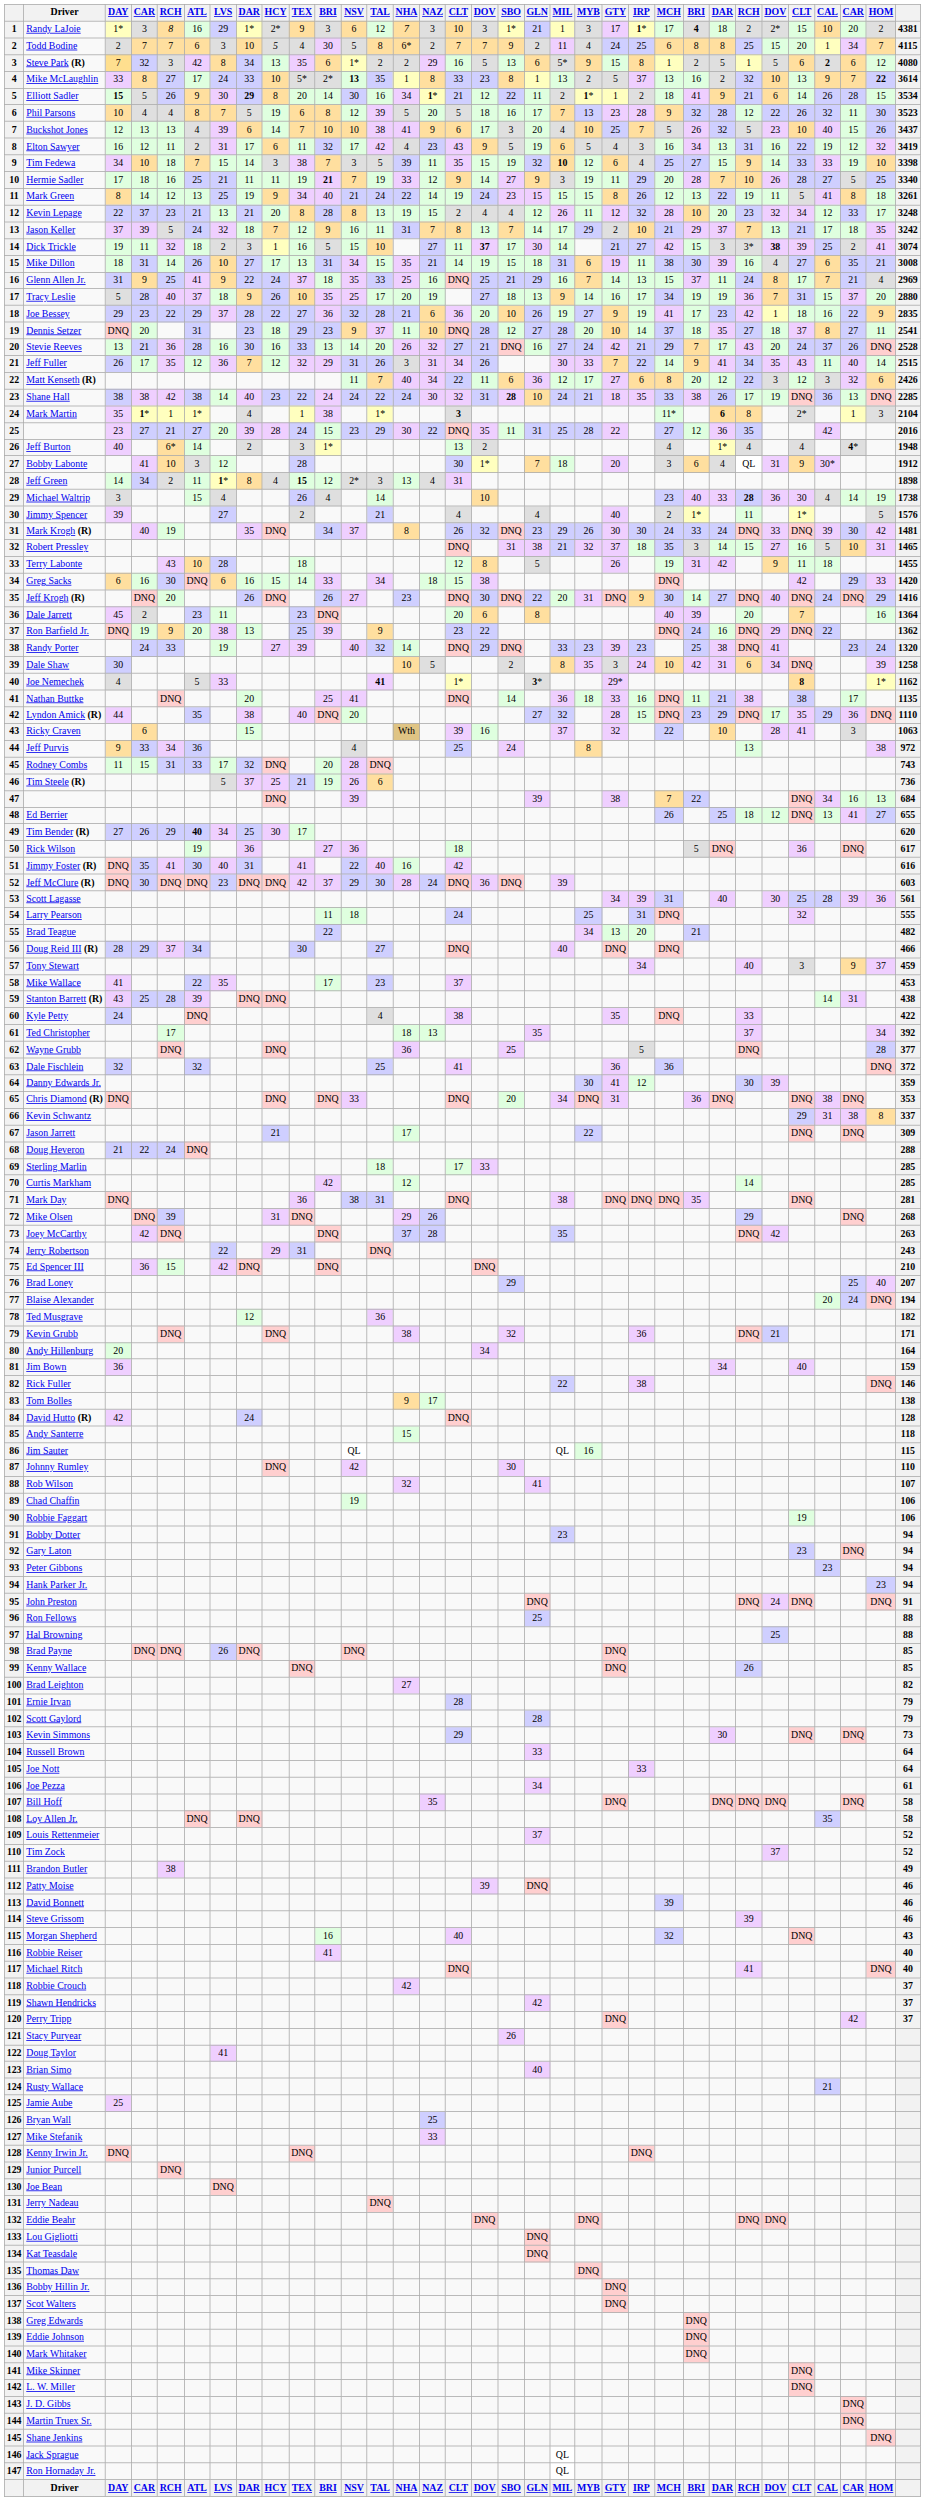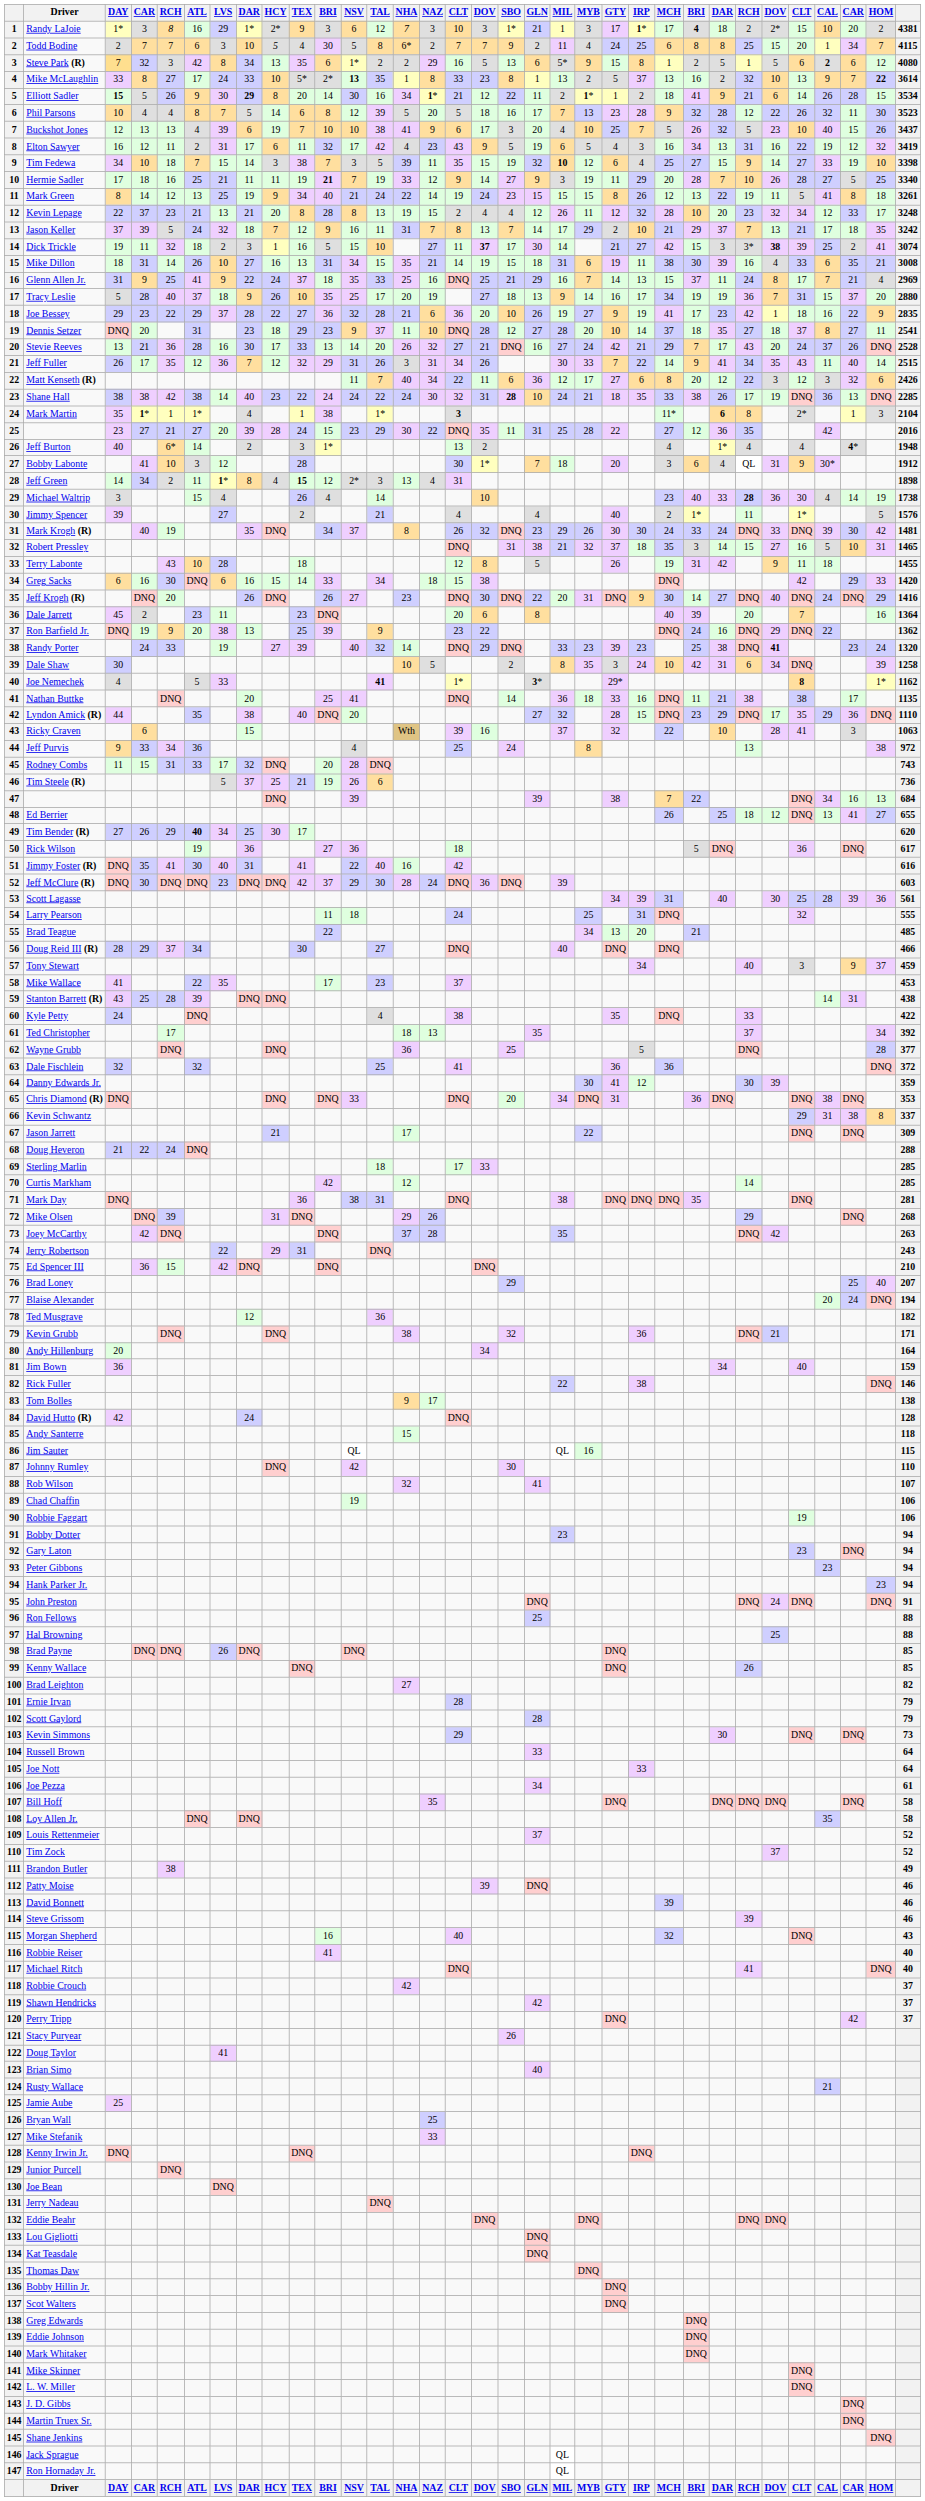(276, 113) 19 -> (276, 113) 14
(276, 130) 14 -> (276, 130) 19
(802, 163) 33 -> (802, 163) 27
(276, 264) 17 -> (276, 264) 16
(802, 264) 27 -> (802, 264) 33
(276, 347) 16 -> (276, 347) 17
(775, 648) normal -> (775, 648) bold
(908, 933) 482 -> (908, 933) 485
